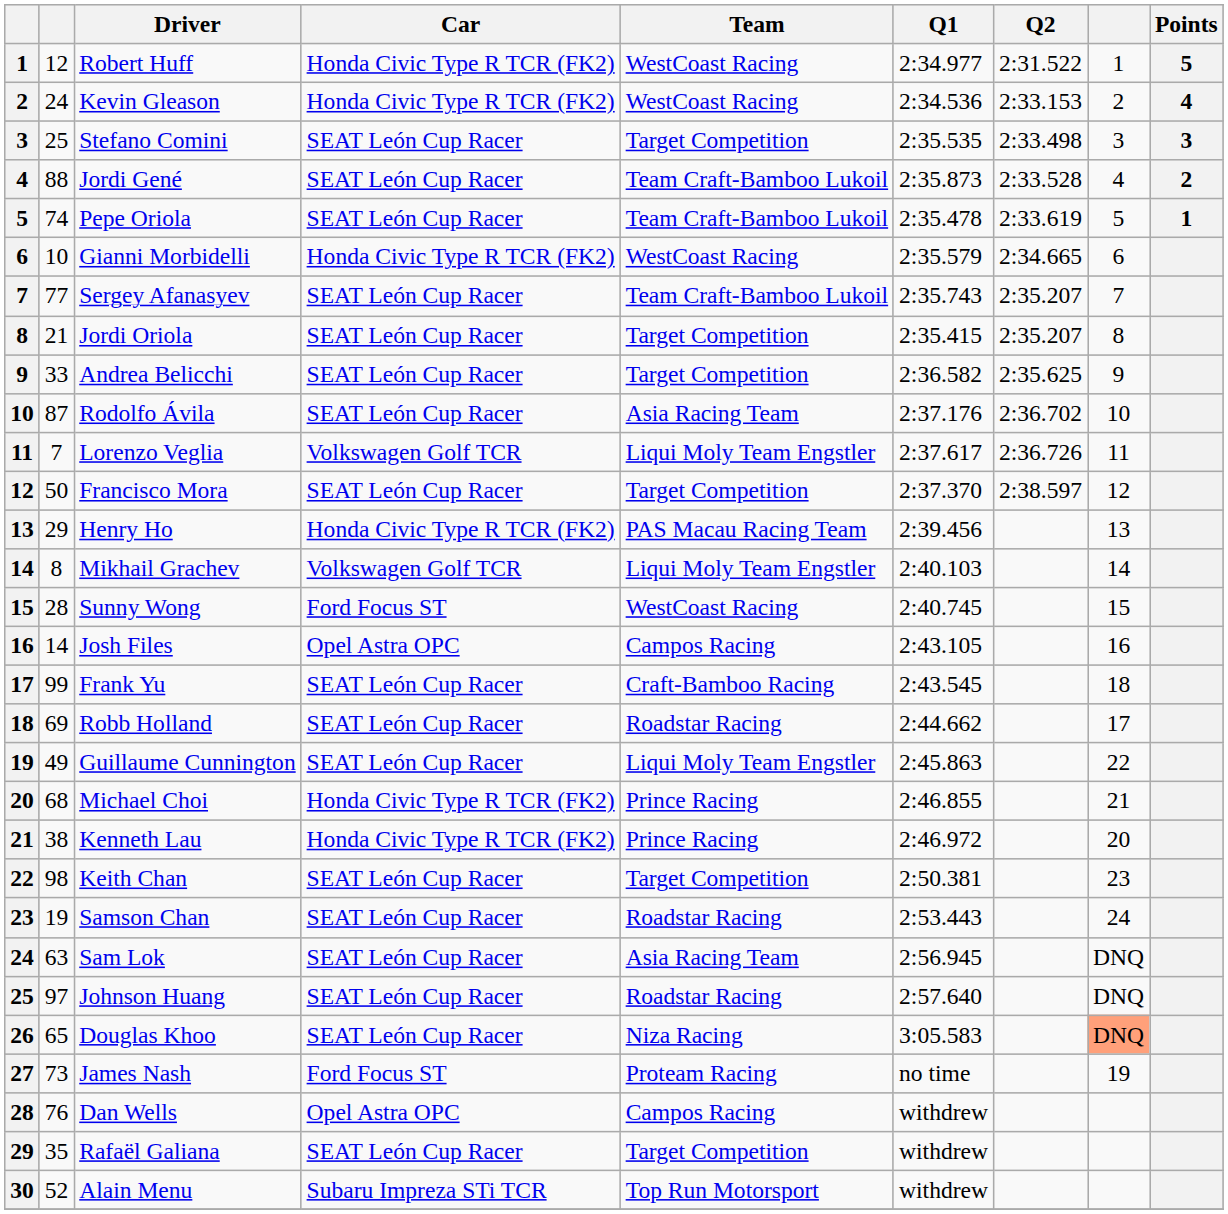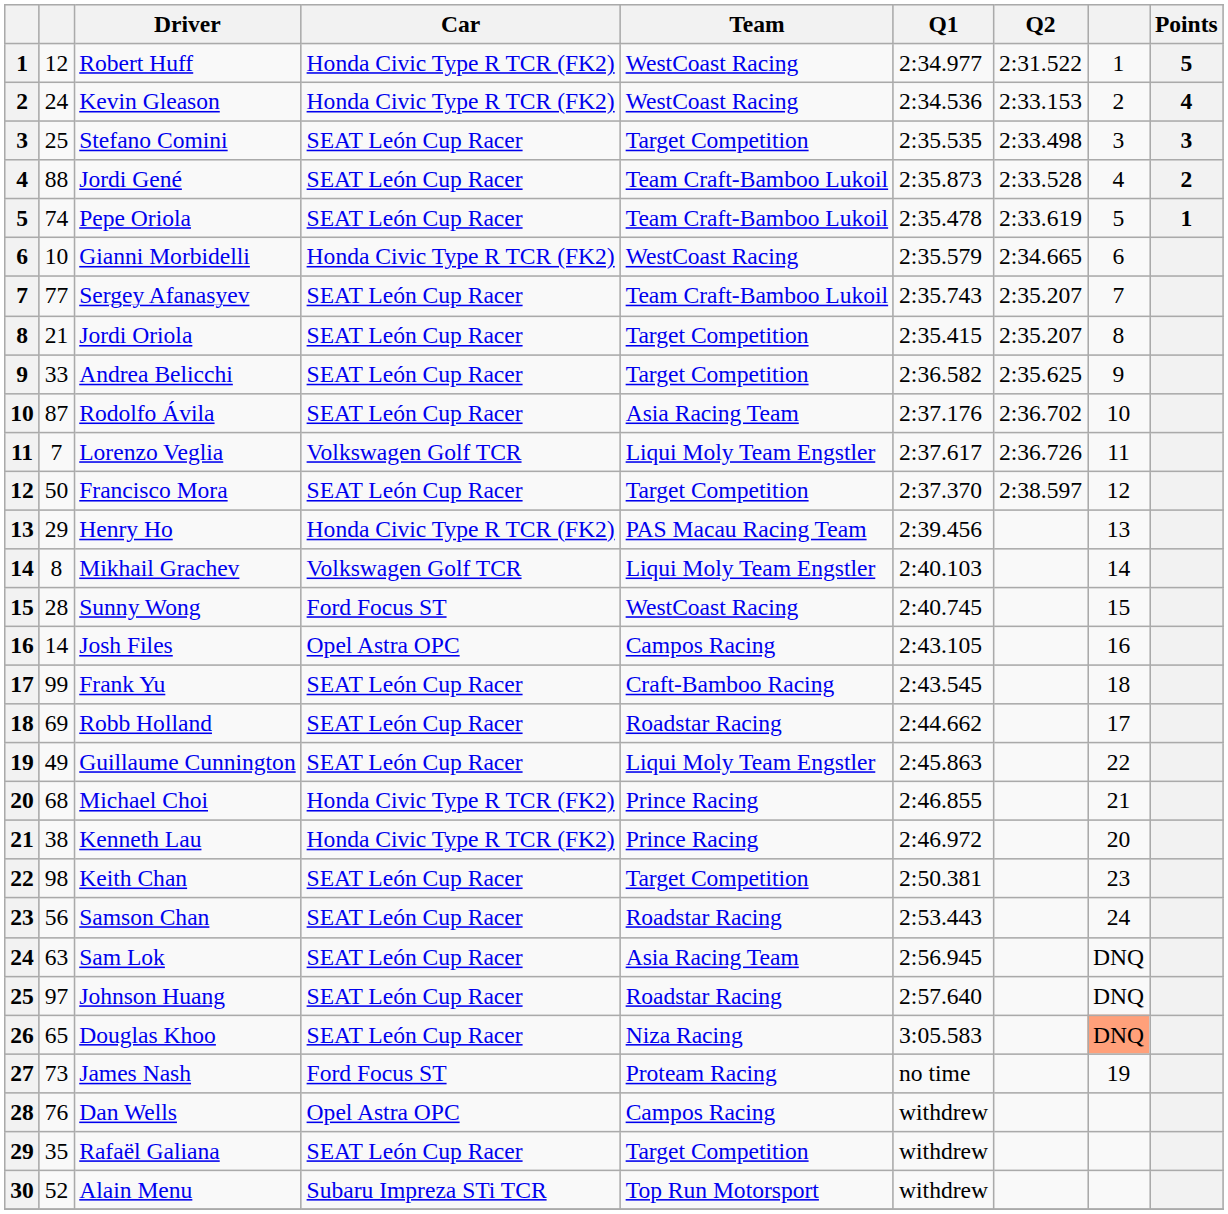(57, 917) 19 -> (57, 917) 56
